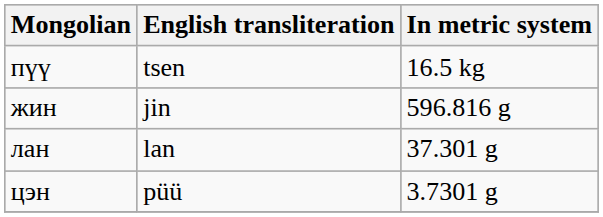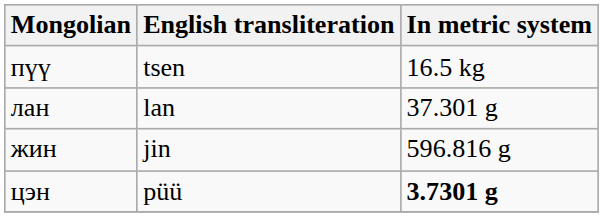rows swapped: (34, 107) <-> (30, 149)
(452, 190) normal -> (452, 190) bold
